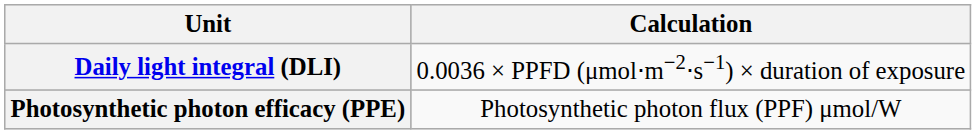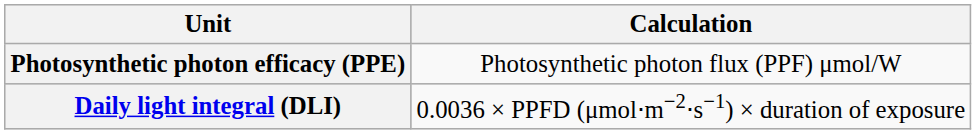rows swapped: (208, 66) <-> (208, 109)
